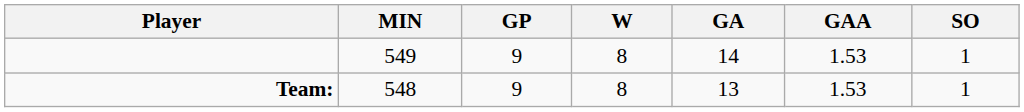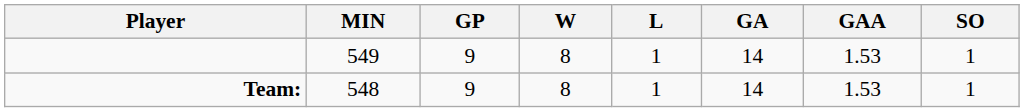+ column: (656, 21)
(728, 89) 13 -> (752, 89) 14
